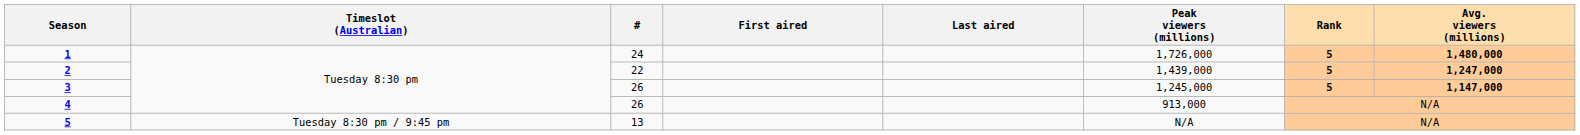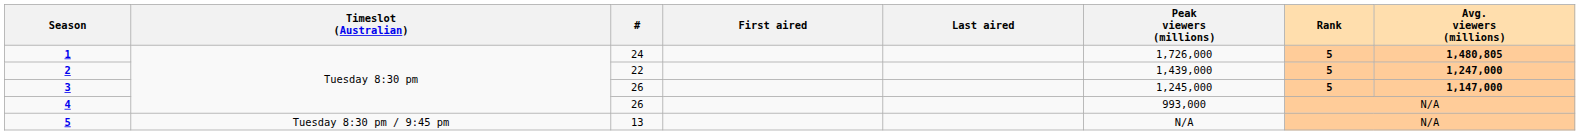(1474, 54) 1,480,000 -> (1474, 54) 1,480,805
(1184, 105) 913,000 -> (1184, 105) 993,000
